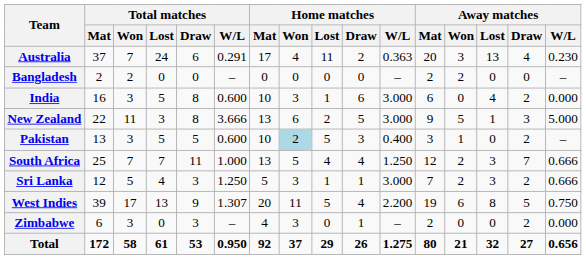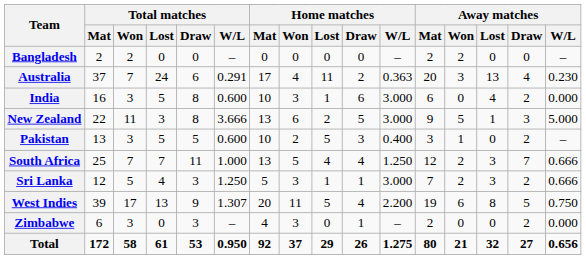rows swapped: (44, 56) <-> (44, 77)
(295, 139) lightblue background -> (295, 139) no background
